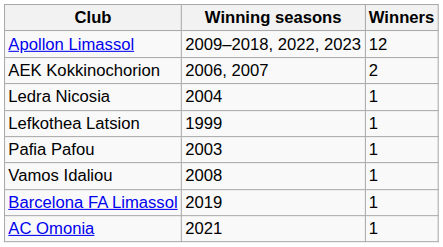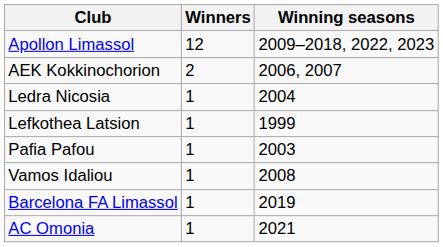columns swapped: (402, 17) <-> (273, 17)
